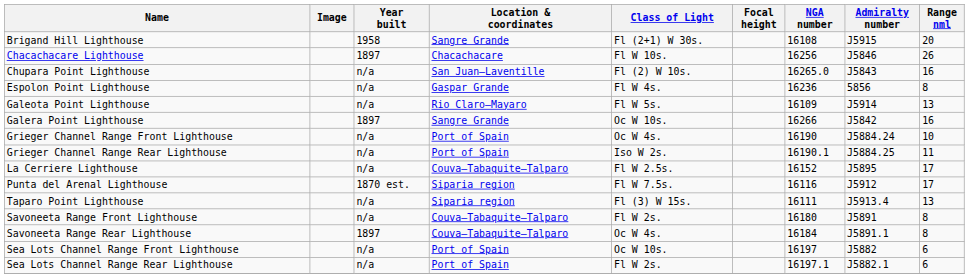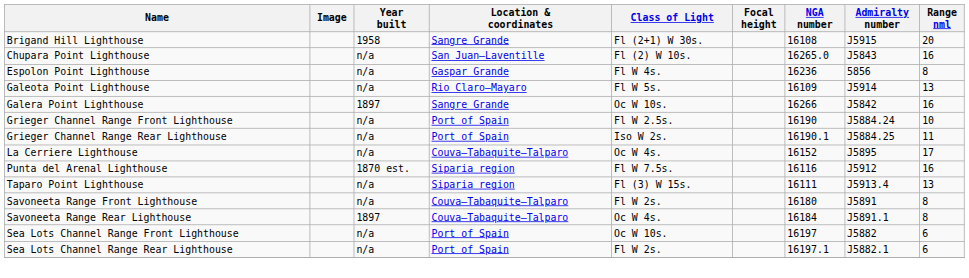- row: (75, 56)
(638, 137) Oc W 4s. -> (644, 120) Fl W 2.5s.
(644, 169) Fl W 2.5s. -> (638, 153) Oc W 4s.
(928, 185) 17 -> (928, 169) 16
